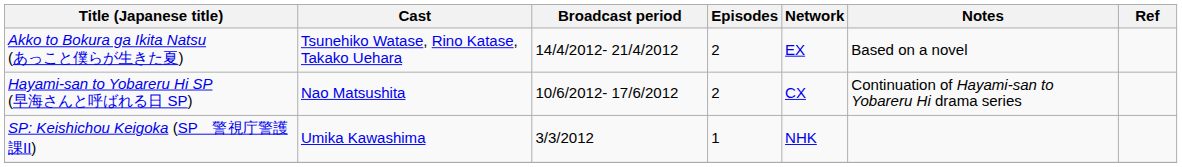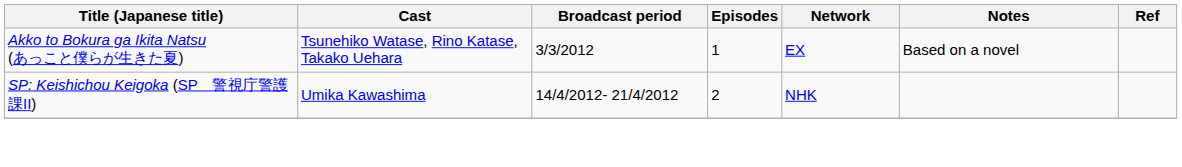(607, 50) 14/4/2012- 21/4/2012 -> (565, 50) 3/3/2012
(715, 50) 2 -> (715, 50) 1
- row: (110, 92)
(565, 138) 3/3/2012 -> (607, 95) 14/4/2012- 21/4/2012
(715, 138) 1 -> (715, 95) 2
